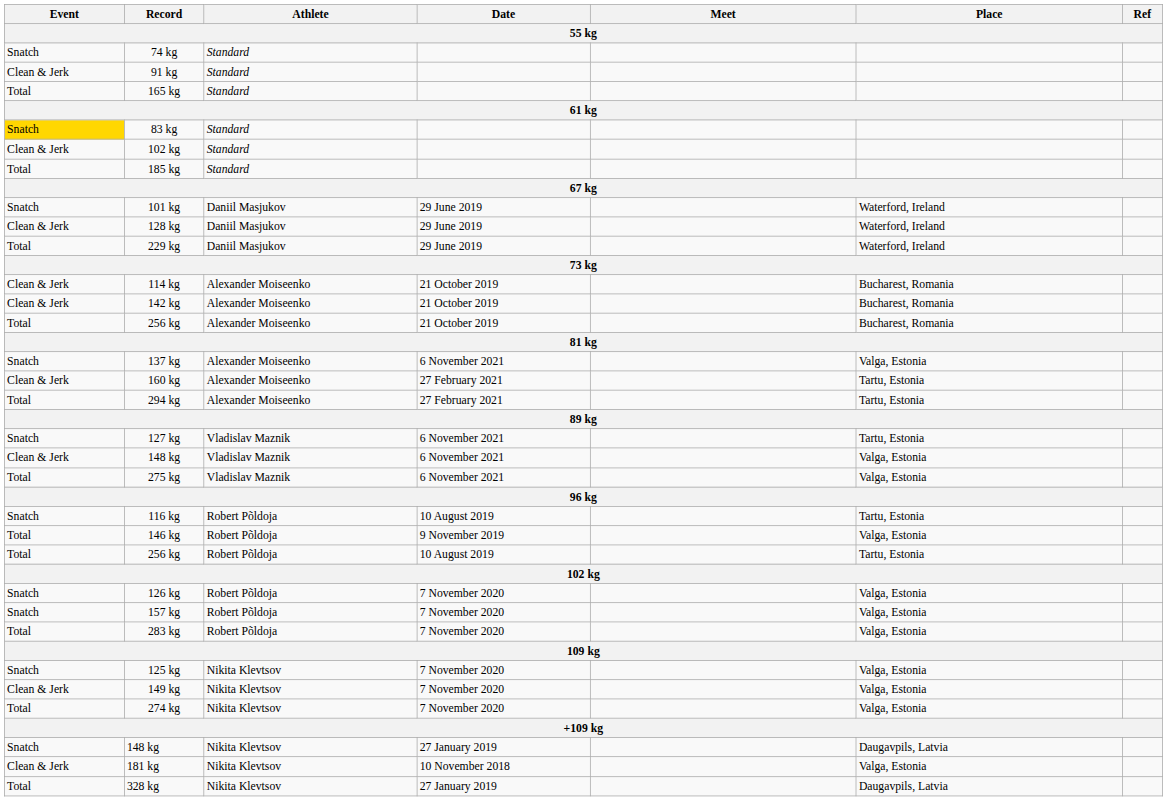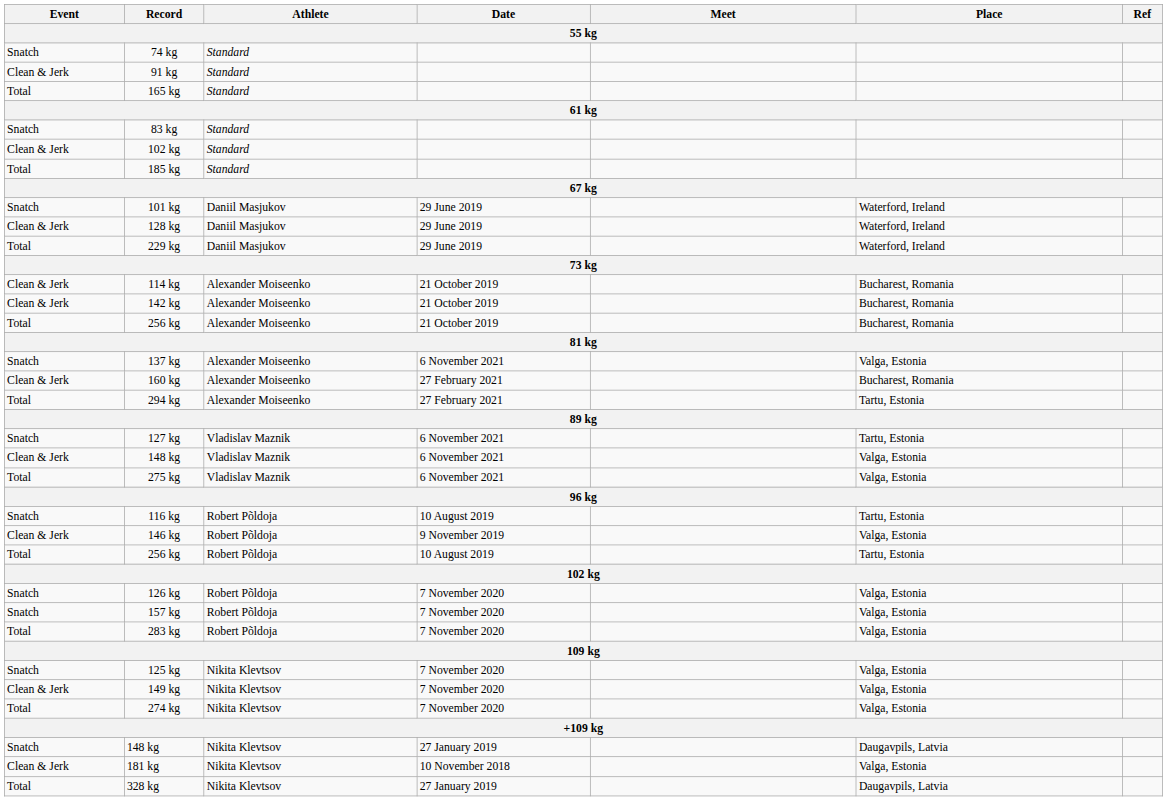(23, 130) gold background -> (23, 130) no background
(892, 381) Tartu, Estonia -> (906, 381) Bucharest, Romania
(19, 535) Total -> (38, 535) Clean & Jerk
